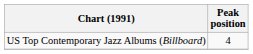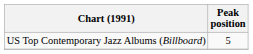(228, 40) 4 -> (228, 40) 5
